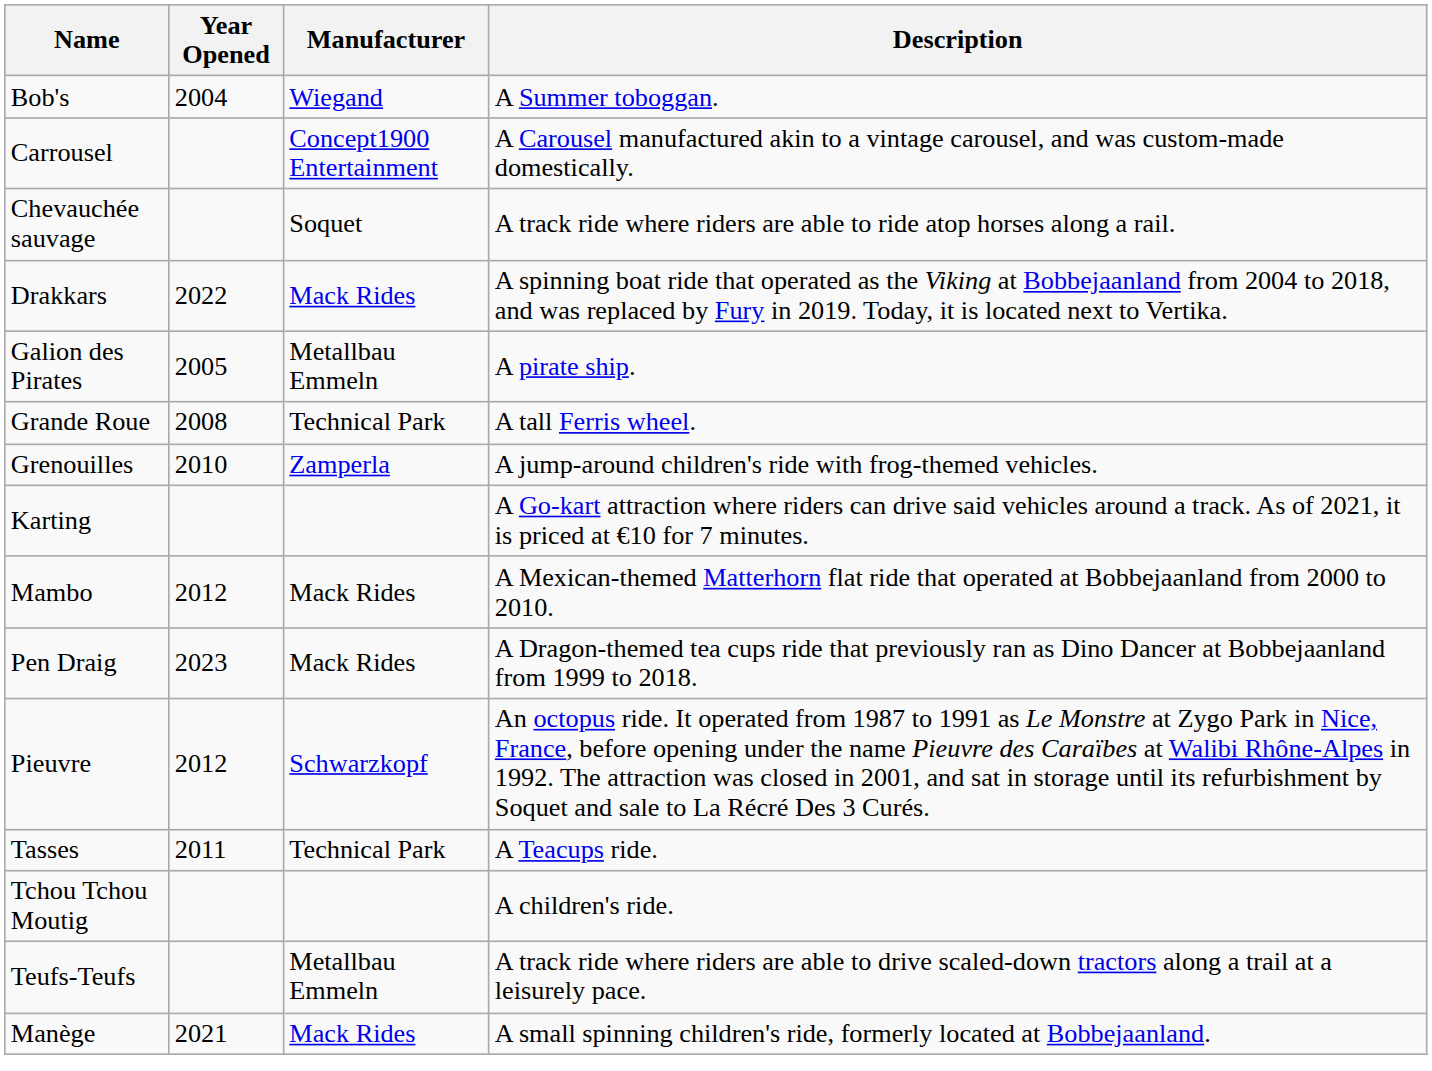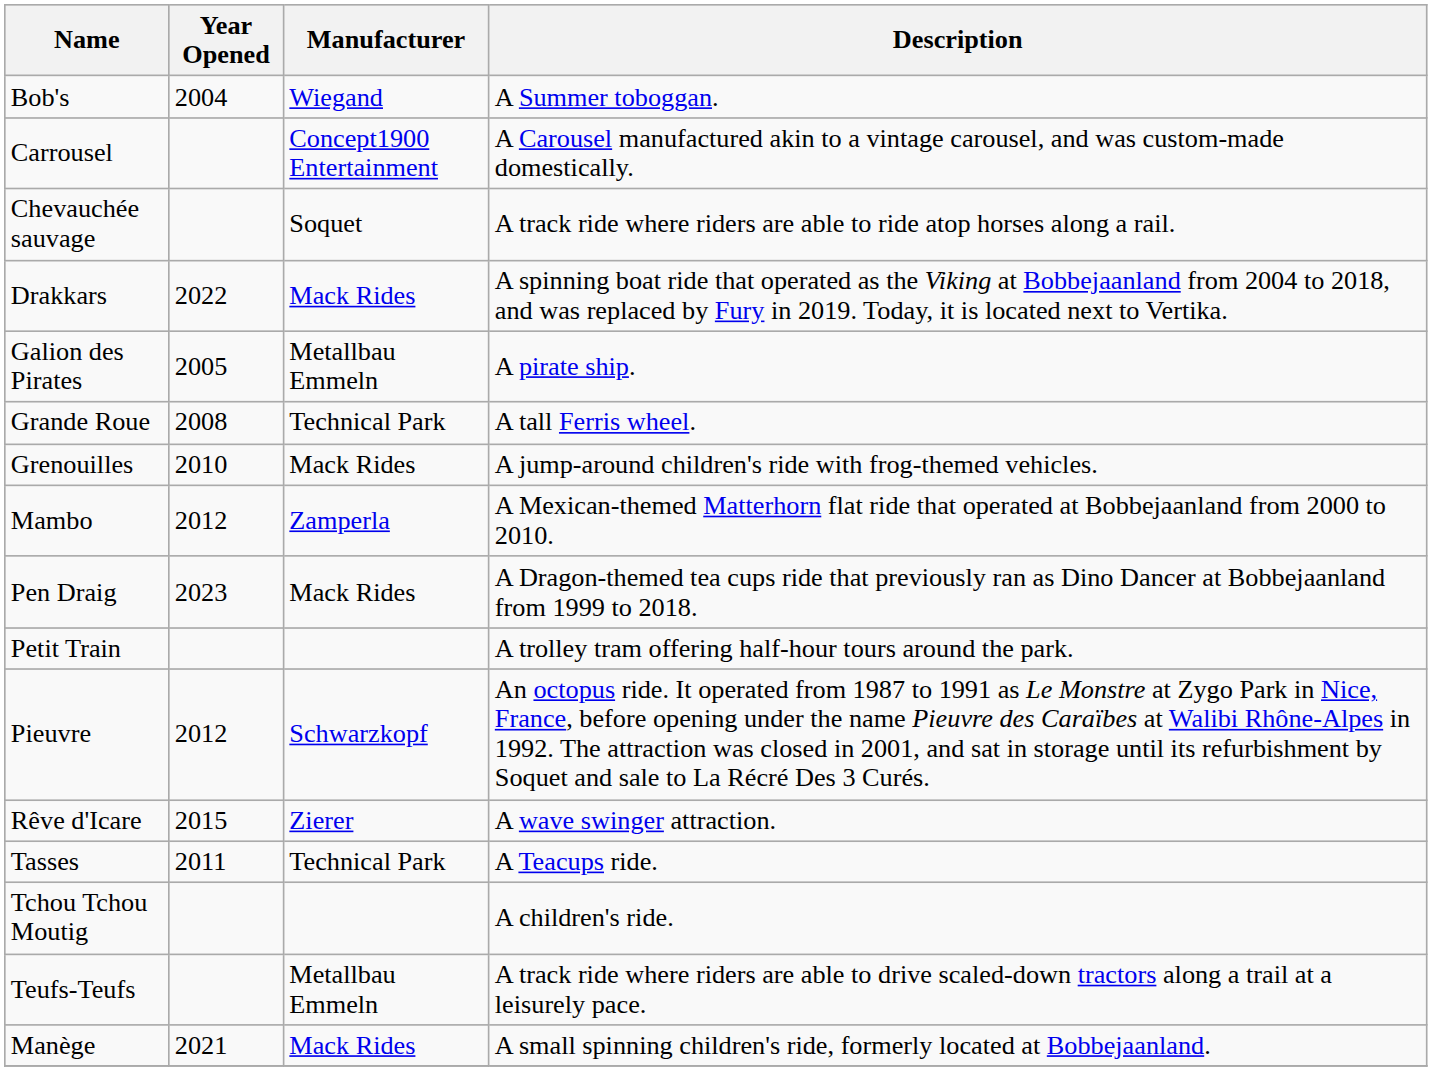(340, 464) Zamperla -> (352, 464) Mack Rides
- row: (51, 520)
(352, 591) Mack Rides -> (340, 520) Zamperla
+ row: (66, 648)
+ row: (76, 819)
